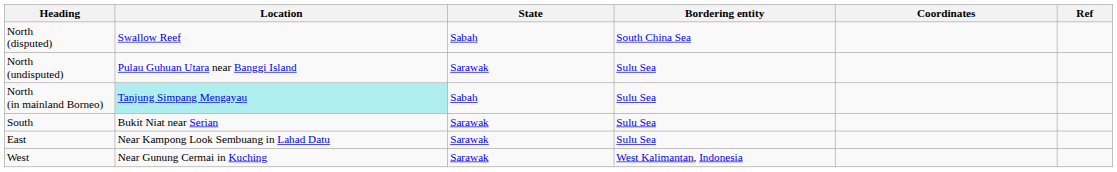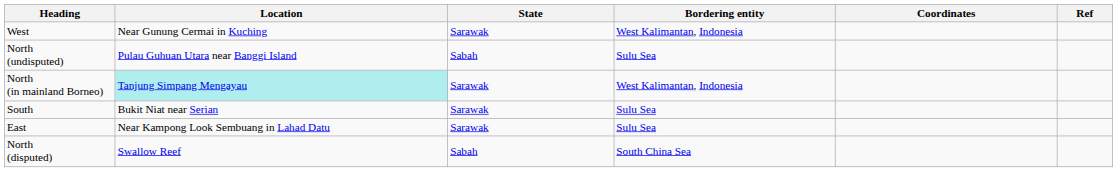rows swapped: (30, 37) <-> (18, 157)
(469, 67) Sarawak -> (464, 55) Sabah
(464, 98) Sabah -> (469, 85) Sarawak
(636, 98) Sulu Sea -> (680, 85) West Kalimantan, Indonesia
